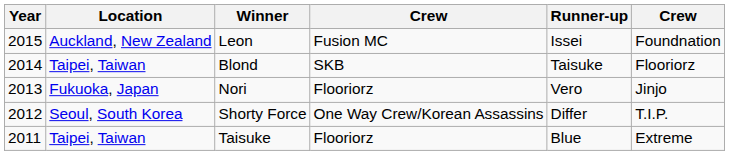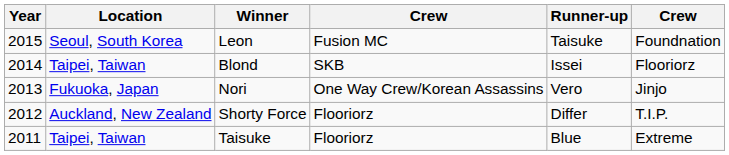(130, 41) Auckland, New Zealand -> (116, 41) Seoul, South Korea
(566, 41) Issei -> (577, 41) Taisuke
(577, 65) Taisuke -> (566, 65) Issei
(343, 89) Flooriorz -> (429, 89) One Way Crew/Korean Assassins
(116, 114) Seoul, South Korea -> (130, 114) Auckland, New Zealand
(429, 114) One Way Crew/Korean Assassins -> (343, 114) Flooriorz
